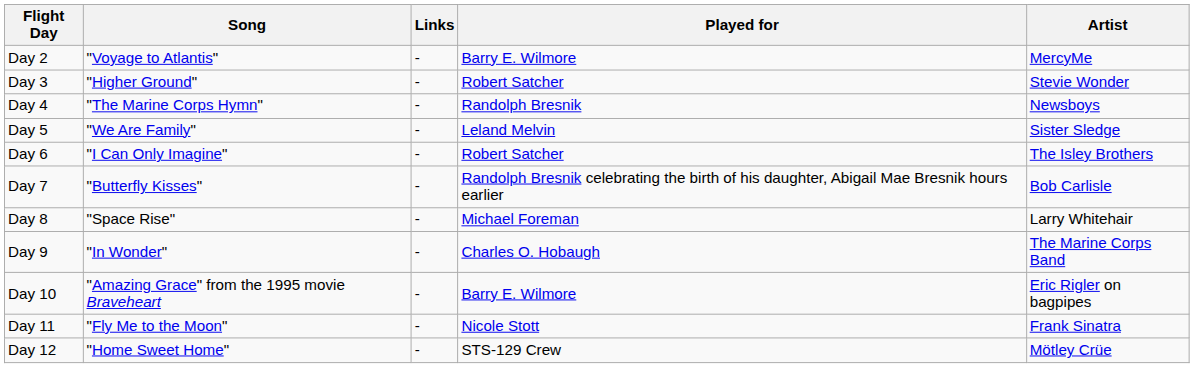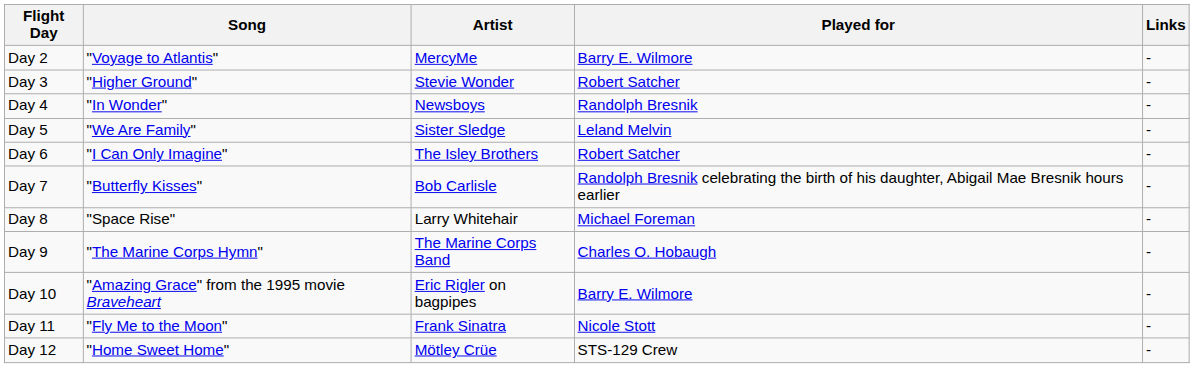columns swapped: (1108, 25) <-> (435, 25)
(175, 105) "The Marine Corps Hymn" -> (127, 105) "In Wonder"
(127, 252) "In Wonder" -> (175, 252) "The Marine Corps Hymn"
